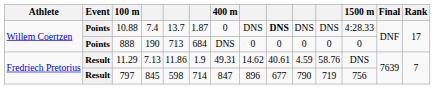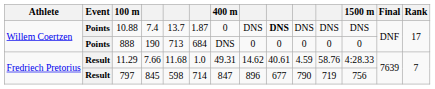(359, 28) 4:28.33 -> (359, 28) DNS
(152, 60) 7.13 -> (152, 60) 7.66
(176, 60) 11.86 -> (176, 60) 11.68
(200, 60) 1.9 -> (200, 60) 1.0
(359, 60) DNS -> (359, 60) 4:28.33
